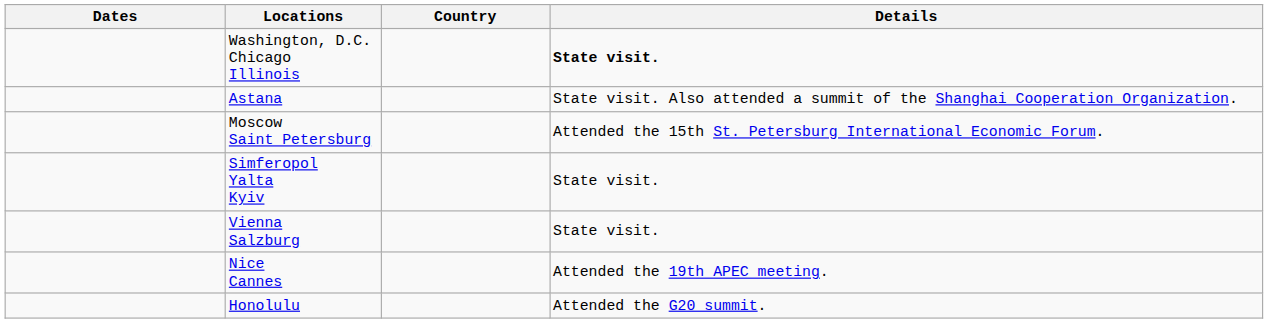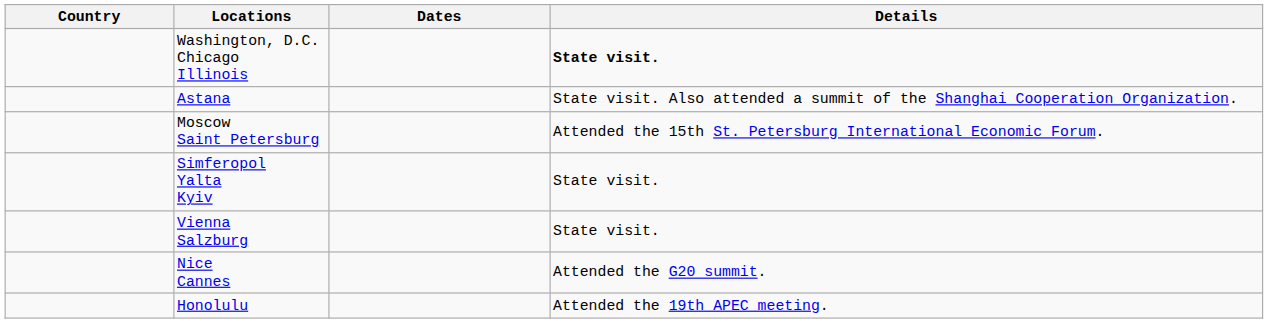columns swapped: (465, 17) <-> (115, 17)
(691, 273) Attended the 19th APEC meeting. -> (660, 273) Attended the G20 summit.
(660, 305) Attended the G20 summit. -> (691, 305) Attended the 19th APEC meeting.
